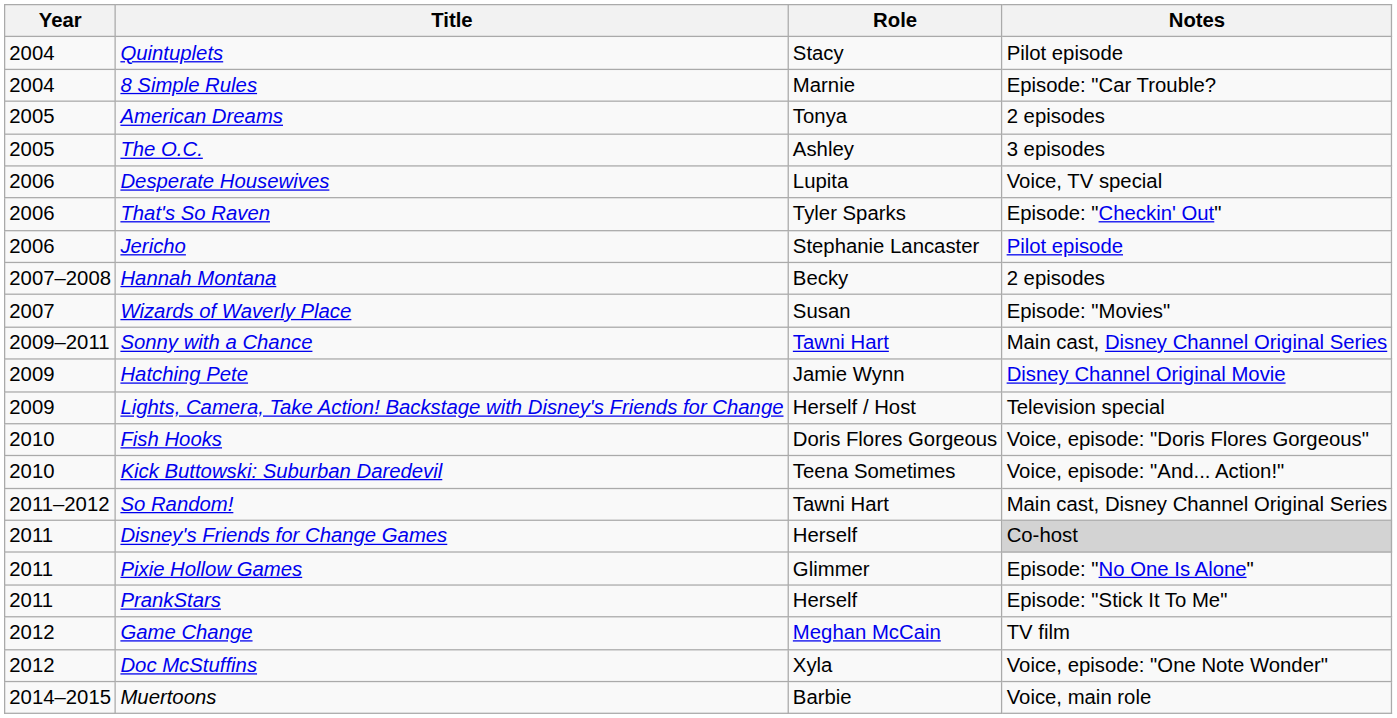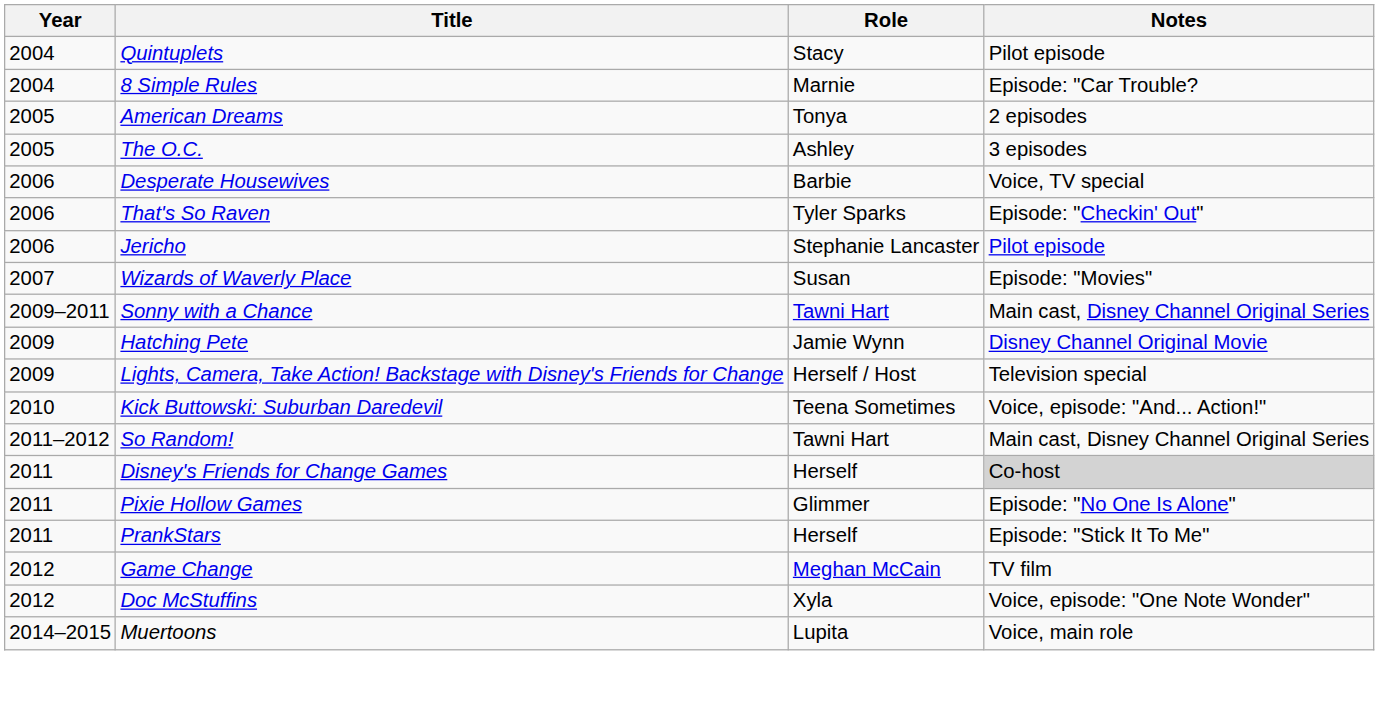(821, 181) Lupita -> (822, 181) Barbie
- row: (198, 278)
- row: (171, 439)
(822, 697) Barbie -> (821, 632) Lupita
